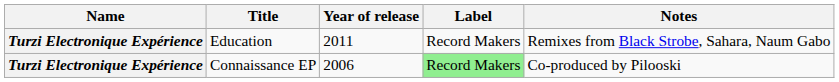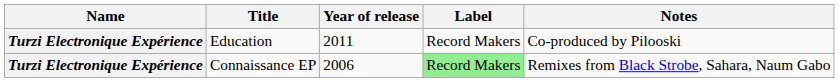(679, 41) Remixes from Black Strobe, Sahara, Naum Gabo -> (604, 41) Co-produced by Pilooski
(604, 65) Co-produced by Pilooski -> (679, 65) Remixes from Black Strobe, Sahara, Naum Gabo
